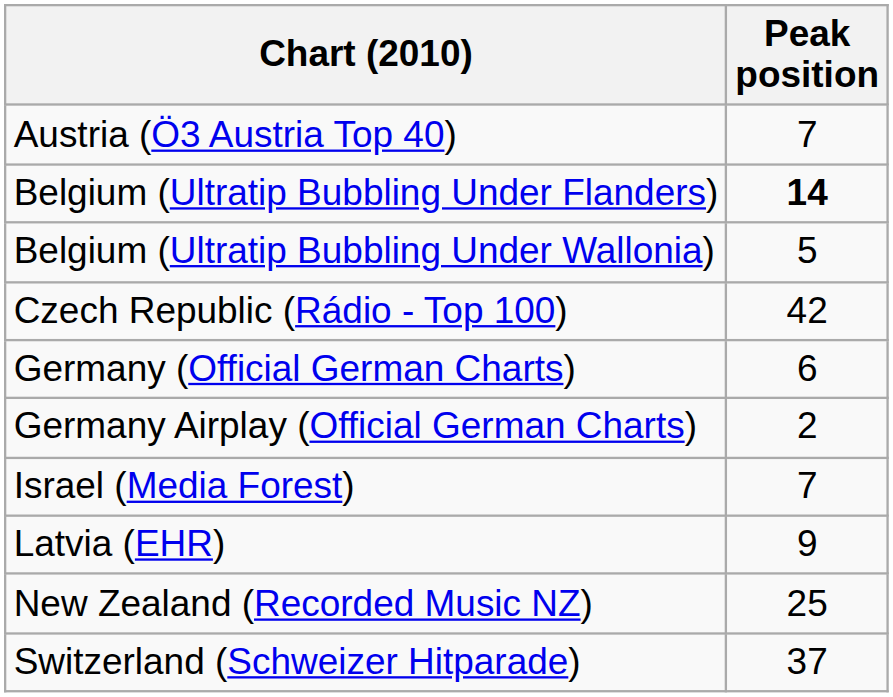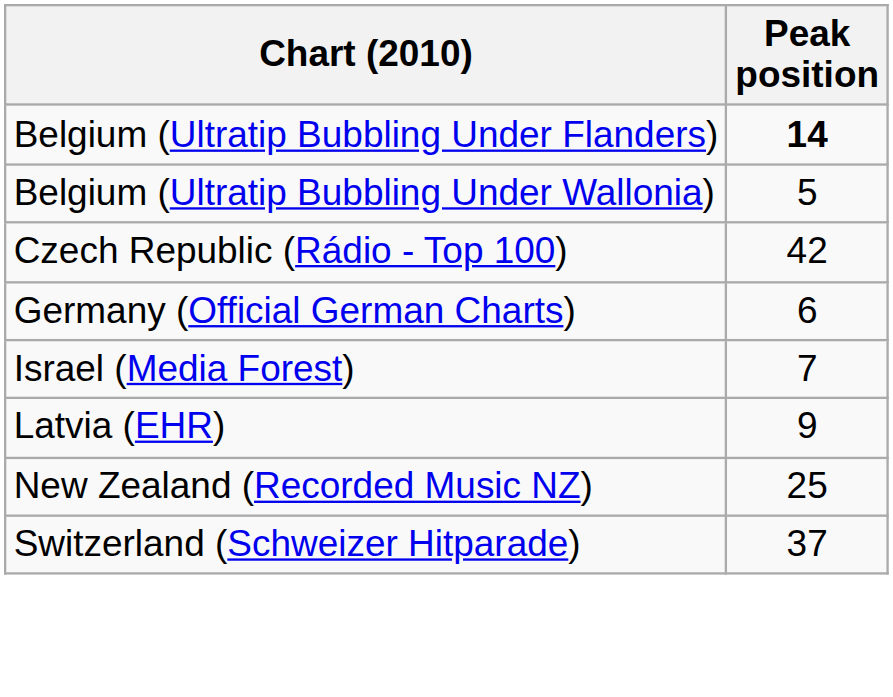- row: (235, 134)
- row: (355, 427)
